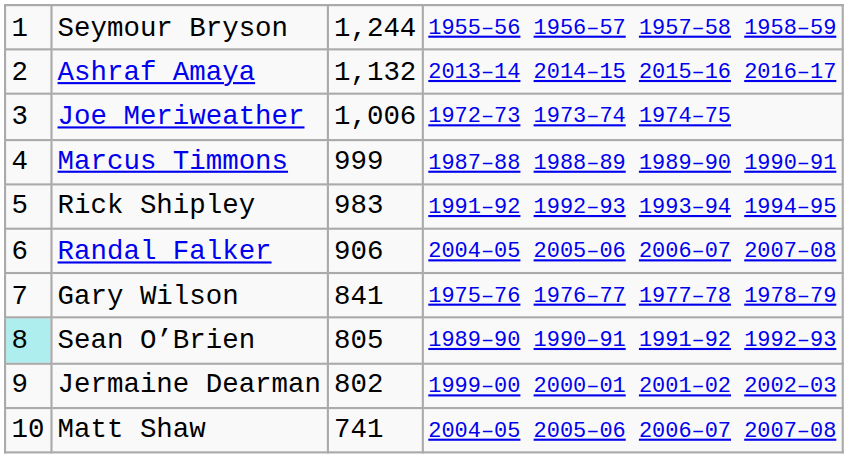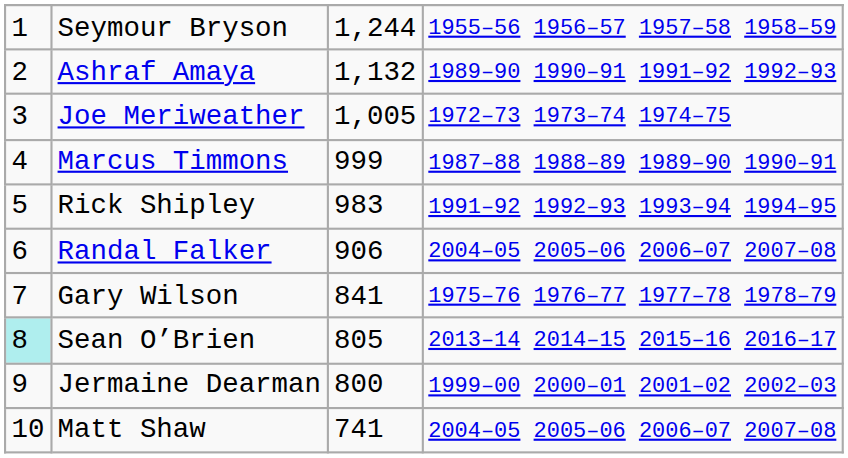(632, 72) 2013–14 2014–15 2015–16 2016–17 -> (632, 72) 1989–90 1990–91 1991–92 1992–93
(375, 117) 1,006 -> (375, 117) 1,005
(632, 340) 1989–90 1990–91 1991–92 1992–93 -> (632, 340) 2013–14 2014–15 2015–16 2016–17
(359, 385) 802 -> (359, 385) 800
